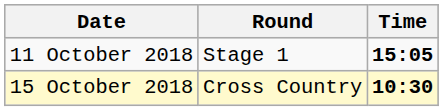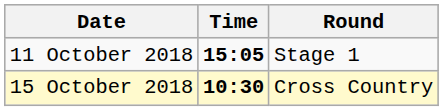columns swapped: (403, 21) <-> (283, 21)
